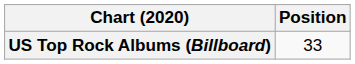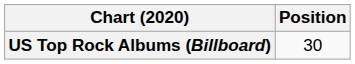(313, 45) 33 -> (313, 45) 30
